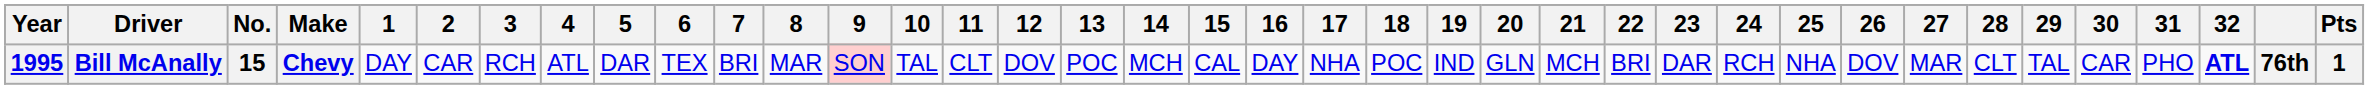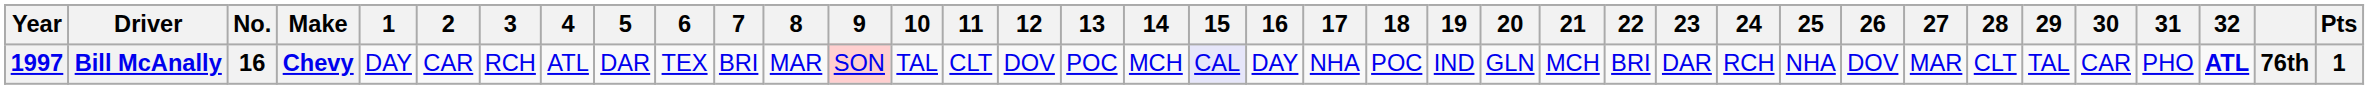(37, 63) 1995 -> (37, 63) 1997
(252, 63) 15 -> (252, 63) 16
(1217, 63) no background -> (1217, 63) lavender background
